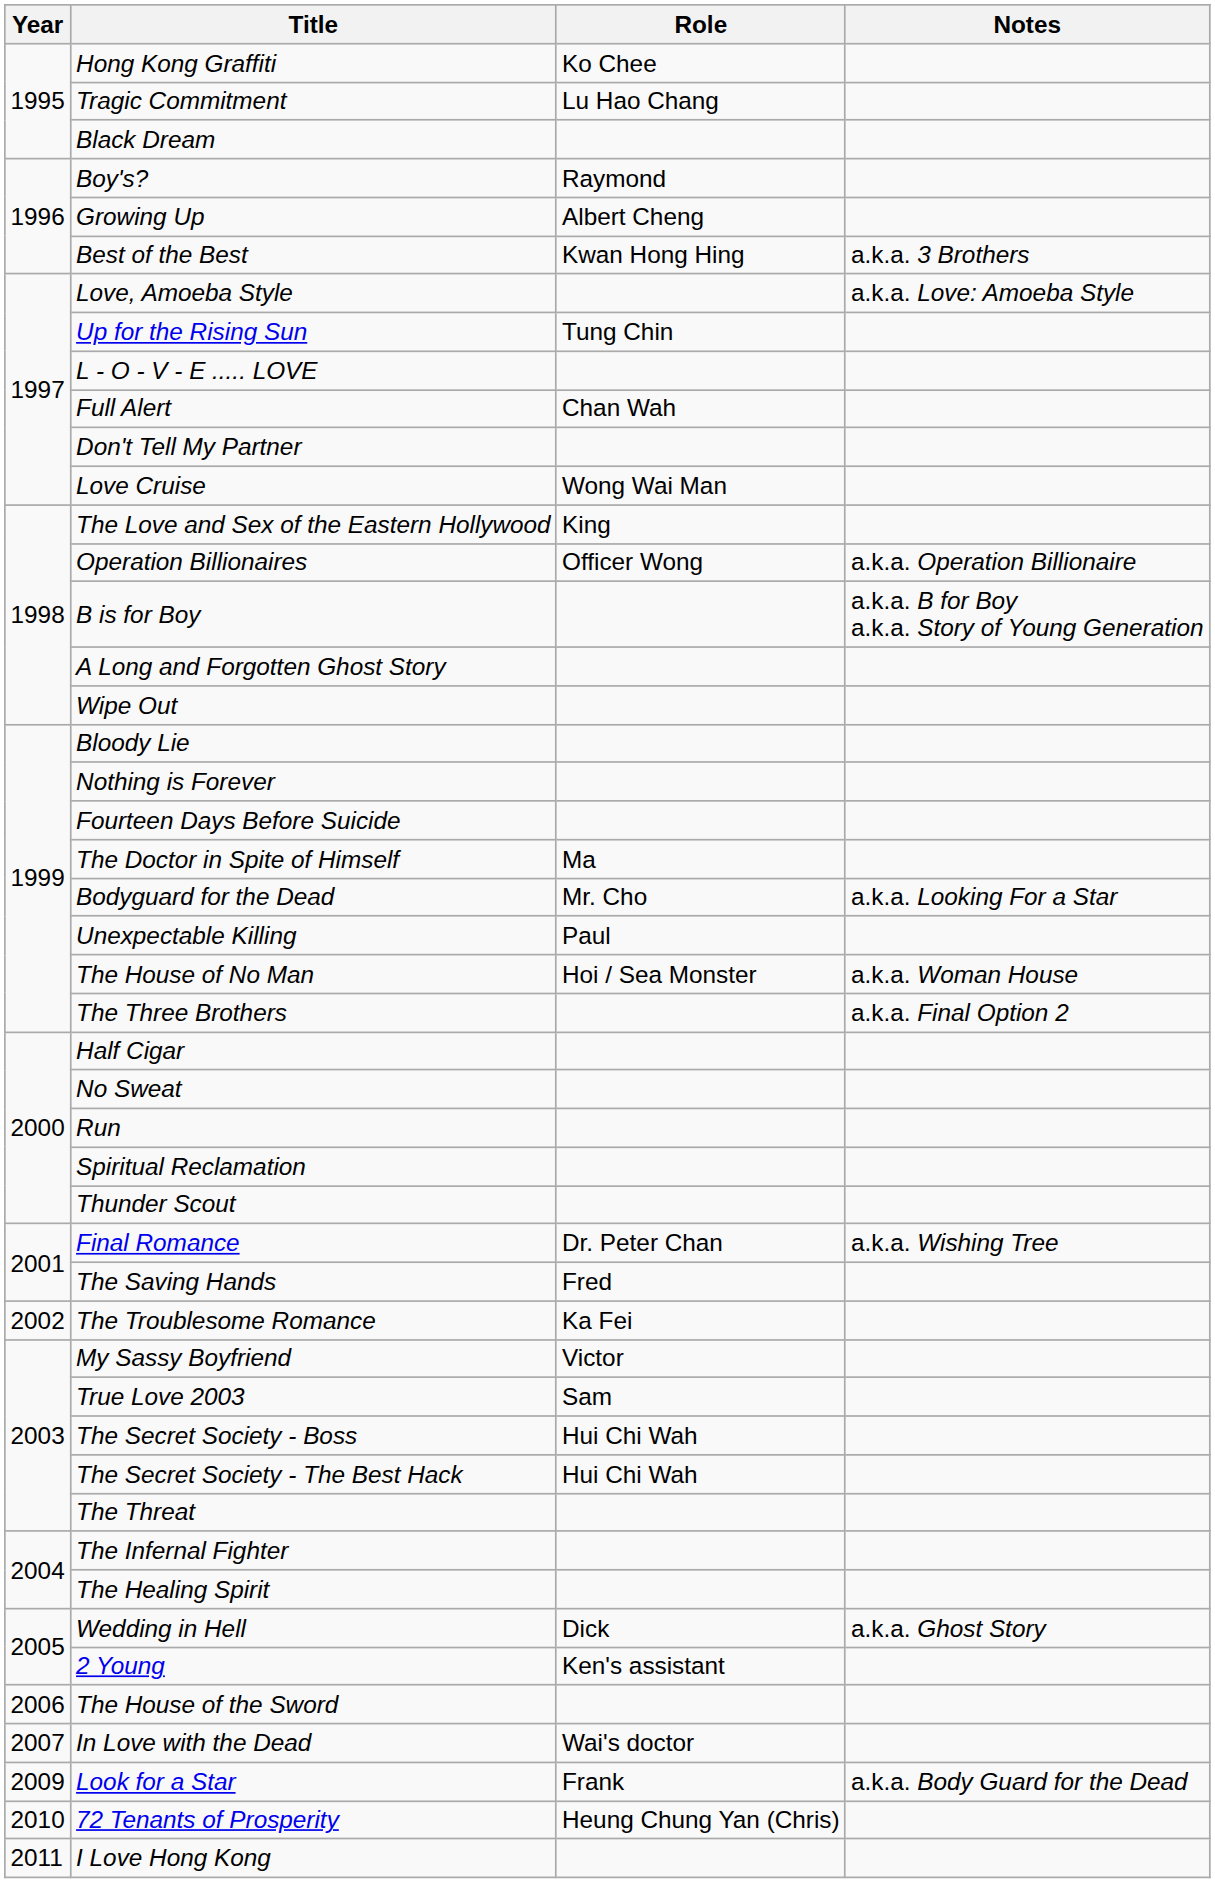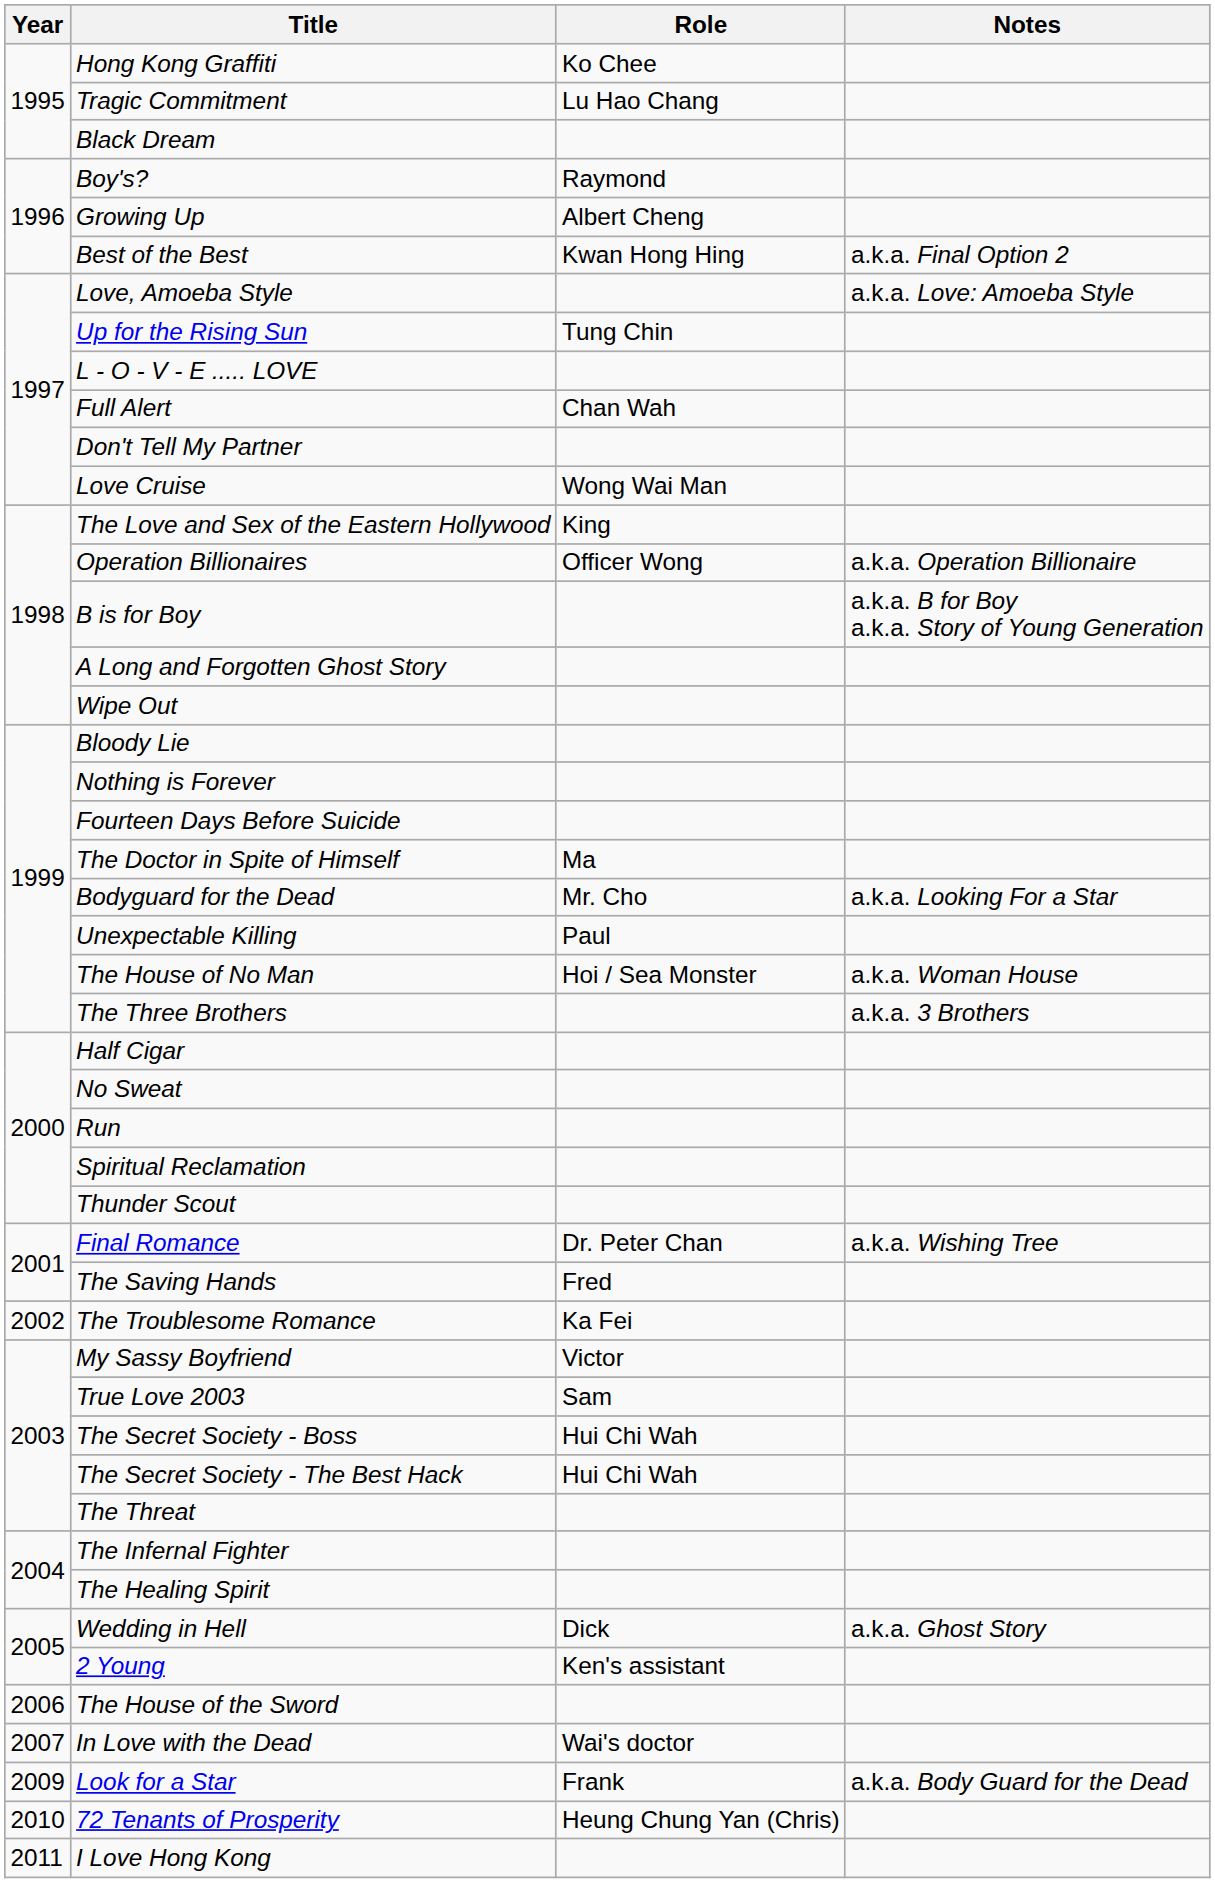(940, 255) a.k.a. 3 Brothers -> (960, 255) a.k.a. Final Option 2
(960, 1013) a.k.a. Final Option 2 -> (940, 1013) a.k.a. 3 Brothers
